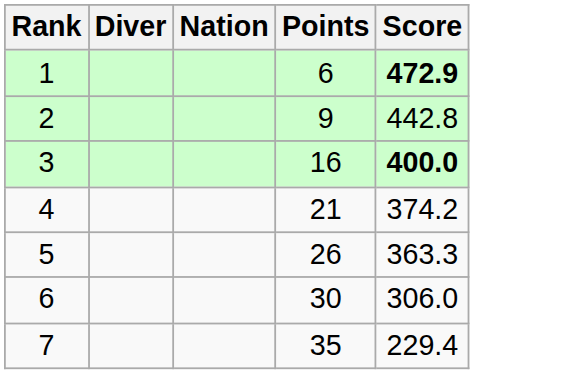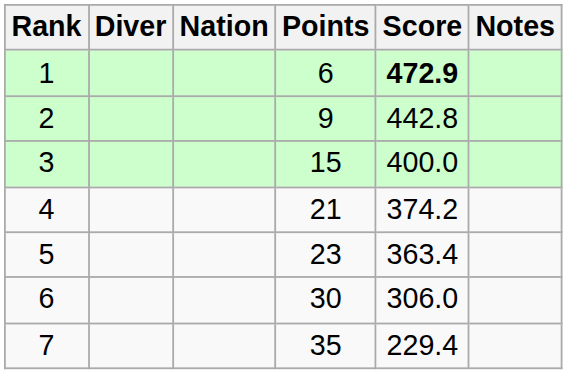+ column: (515, 27)
(326, 163) 16 -> (326, 163) 15
(422, 163) bold -> (422, 163) normal
(326, 254) 26 -> (326, 254) 23
(422, 254) 363.3 -> (422, 254) 363.4
